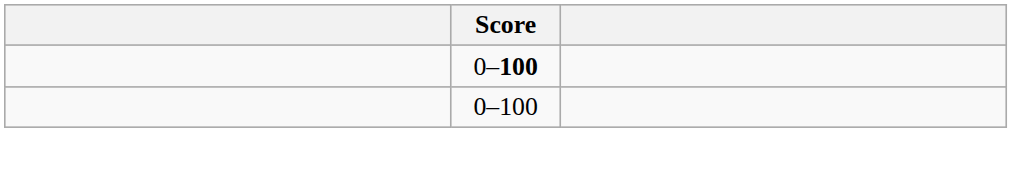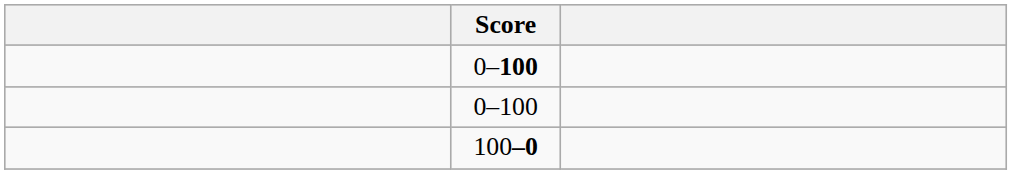+ row: (228, 148)
